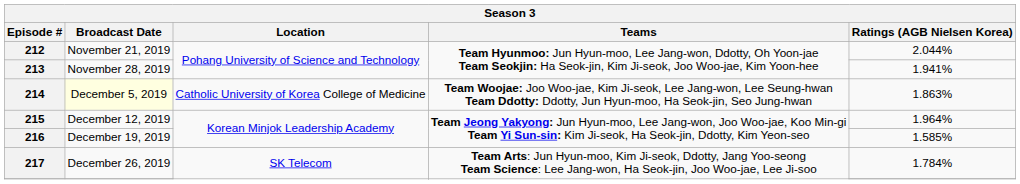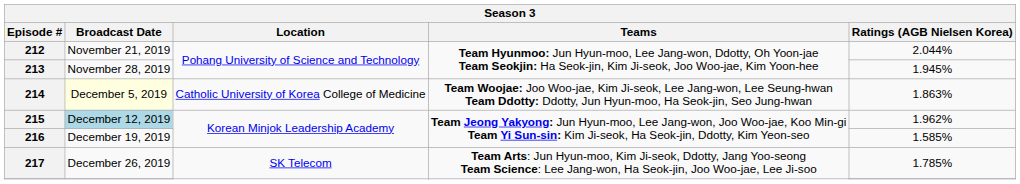(932, 69) 1.941% -> (932, 69) 1.945%
(119, 119) no background -> (119, 119) lightblue background
(932, 119) 1.964% -> (932, 119) 1.962%
(932, 163) 1.784% -> (932, 163) 1.785%
